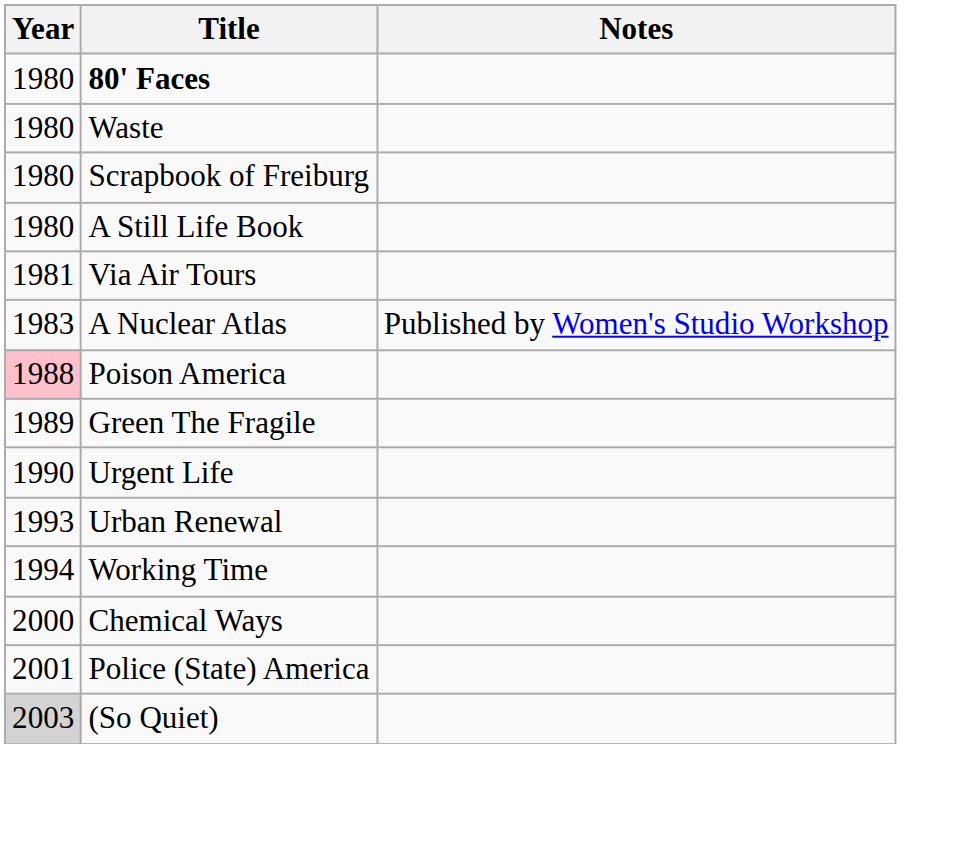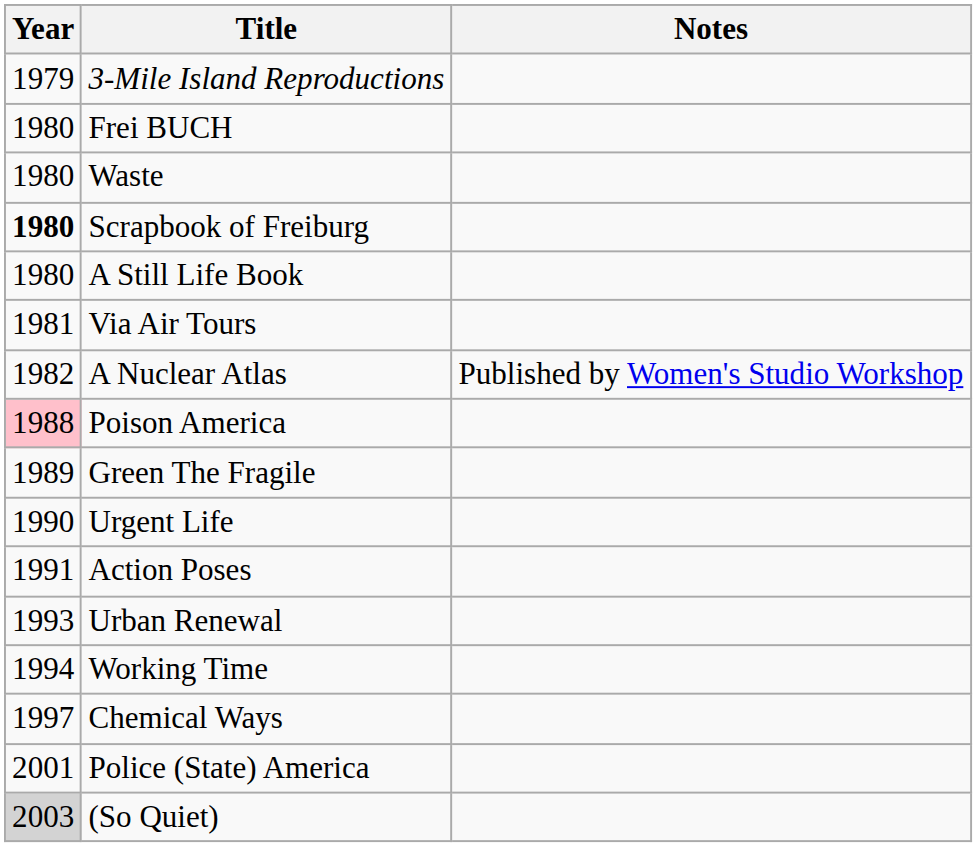+ row: (266, 78)
- row: (149, 78)
+ row: (161, 127)
(43, 176) normal -> (43, 226) bold
(43, 324) 1983 -> (43, 373) 1982
+ row: (170, 570)
(43, 619) 2000 -> (43, 718) 1997
